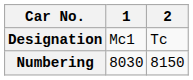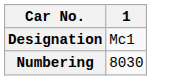- column: (167, 16)
